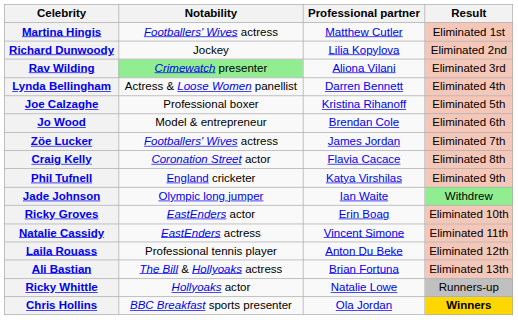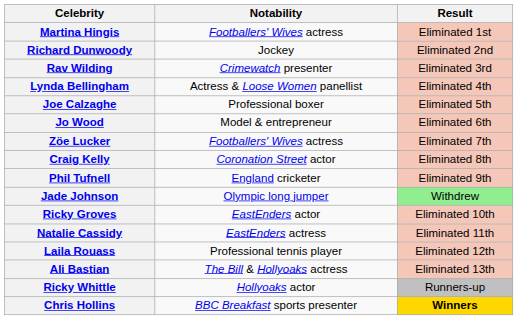- column: (364, 13)
(211, 68) lightgreen background -> (276, 68) no background
